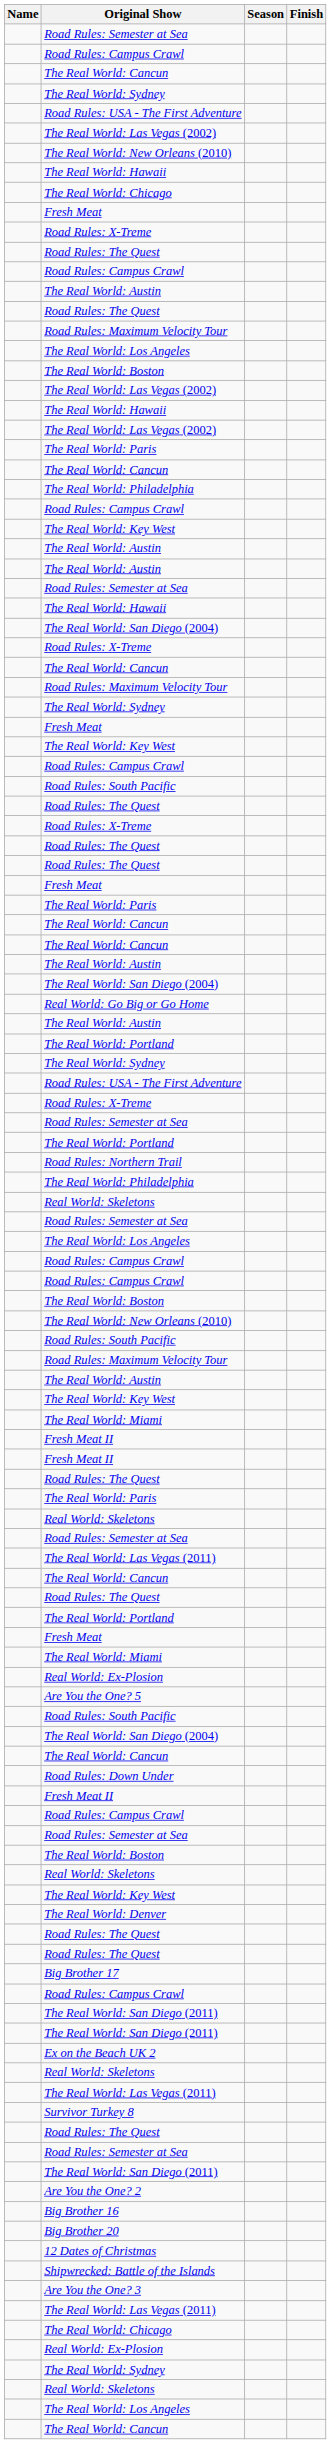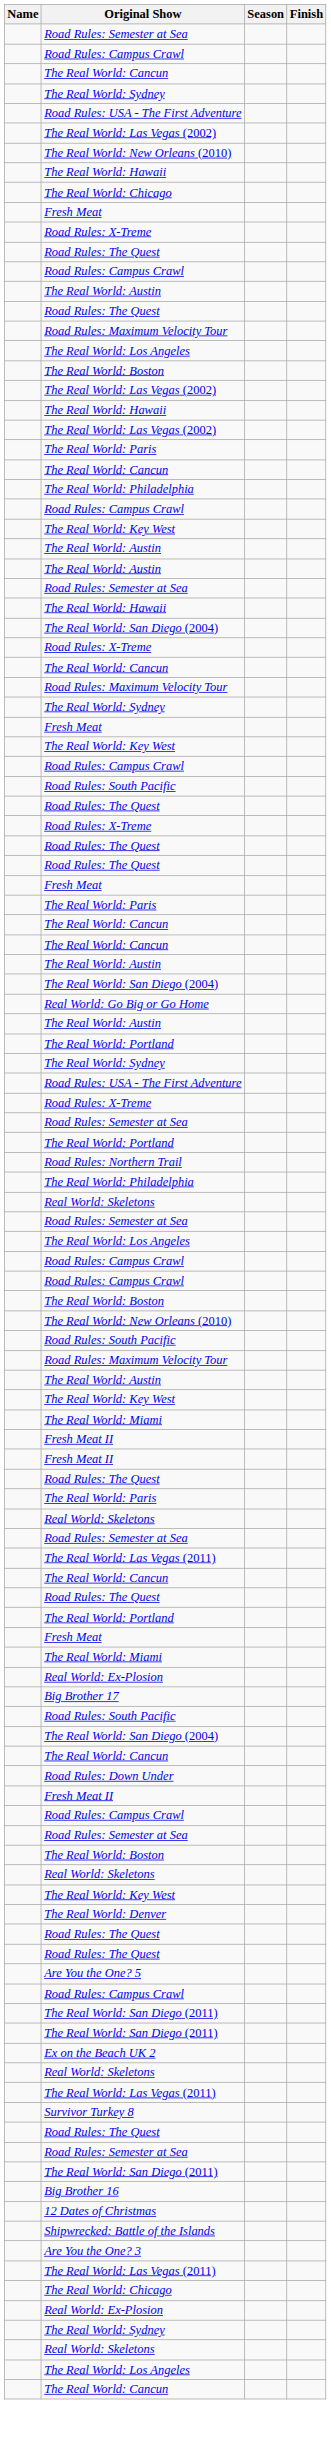rows swapped: (23, 1697) <-> (23, 1974)
- row: (23, 2191)
- row: (23, 2231)
